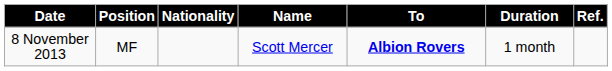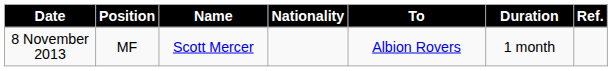columns swapped: (198, 16) <-> (292, 16)
(416, 47) bold -> (417, 47) normal
